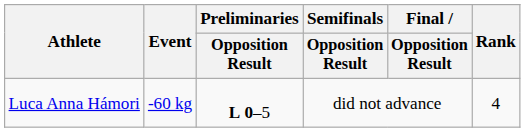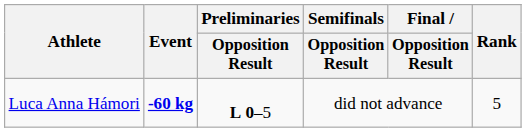(170, 103) normal -> (170, 103) bold
(496, 103) 4 -> (497, 103) 5
